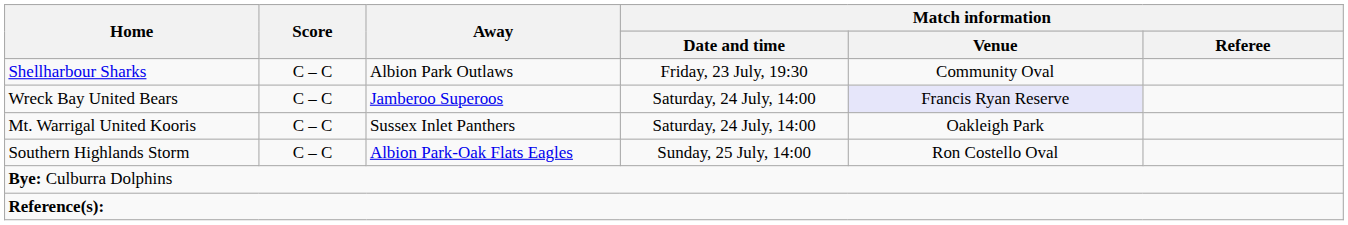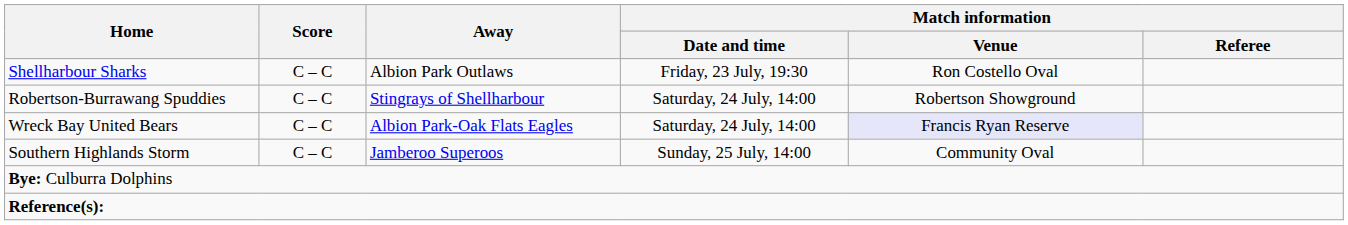(995, 71) Community Oval -> (995, 71) Ron Costello Oval
+ row: (117, 98)
(437, 98) Jamberoo Superoos -> (471, 125) Albion Park-Oak Flats Eagles
- row: (102, 125)
(471, 152) Albion Park-Oak Flats Eagles -> (437, 152) Jamberoo Superoos
(995, 152) Ron Costello Oval -> (995, 152) Community Oval
